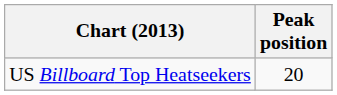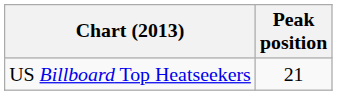(294, 74) 20 -> (294, 74) 21
